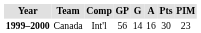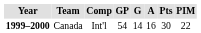(122, 26) 56 -> (122, 26) 54
(186, 26) 23 -> (186, 26) 22
